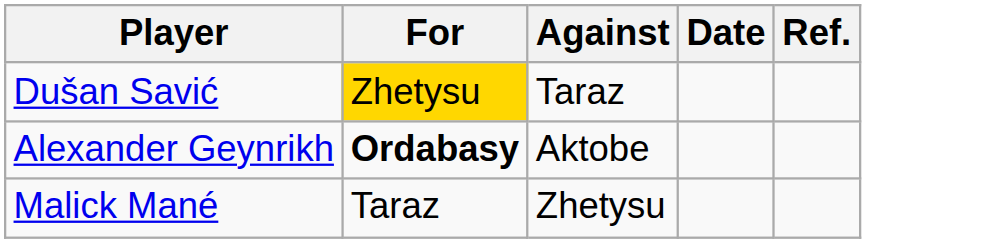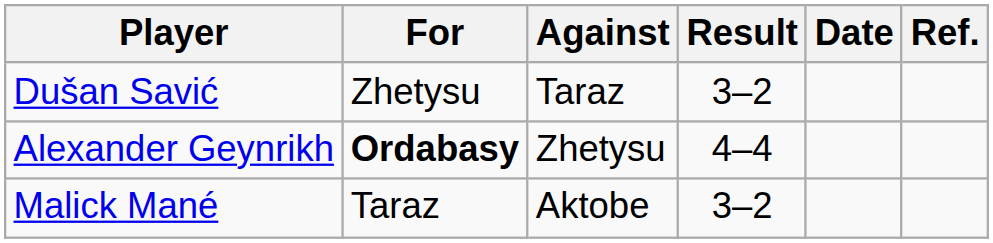+ column: (742, 33)
(416, 91) gold background -> (416, 91) no background
(593, 149) Aktobe -> (601, 149) Zhetysu
(601, 206) Zhetysu -> (593, 206) Aktobe
